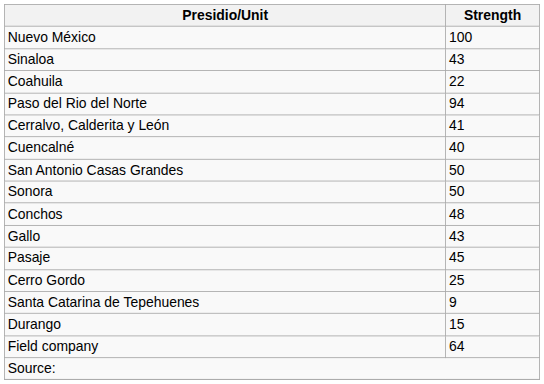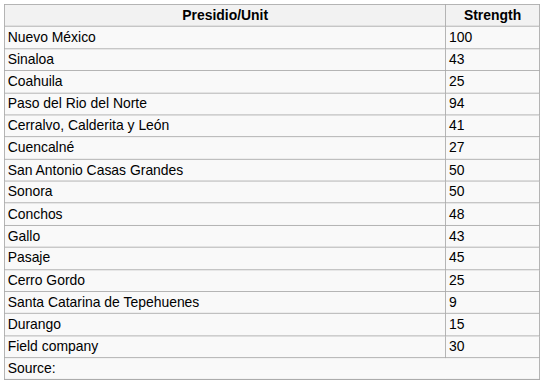(457, 81) 22 -> (457, 81) 25
(457, 147) 40 -> (457, 147) 27
(457, 346) 64 -> (457, 346) 30
